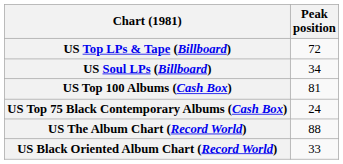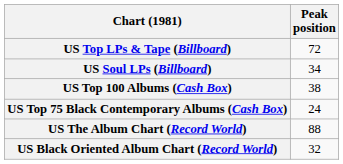(314, 88) 81 -> (314, 88) 38
(314, 149) 33 -> (314, 149) 32
